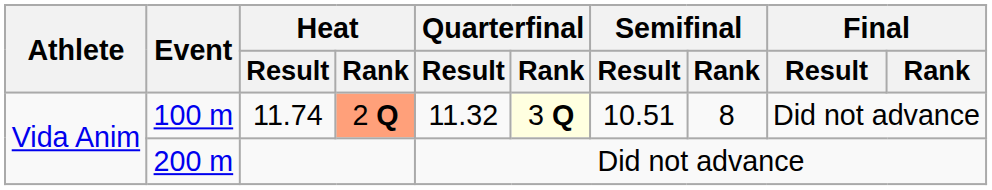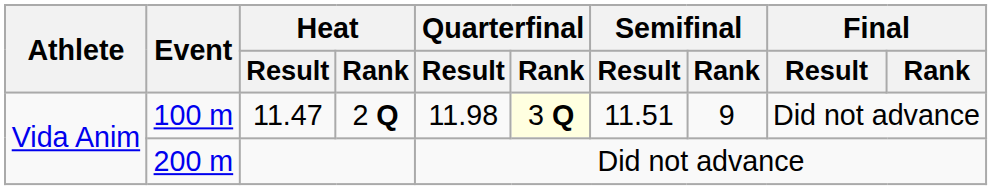(288, 116) 11.74 -> (288, 116) 11.47
(376, 116) lightsalmon background -> (376, 116) no background
(463, 116) 11.32 -> (463, 116) 11.98
(639, 116) 10.51 -> (639, 116) 11.51
(727, 116) 8 -> (727, 116) 9
